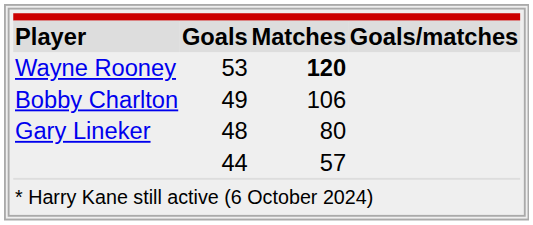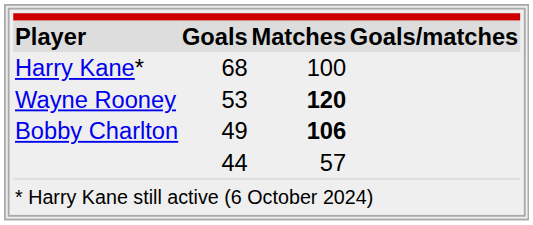+ row: (80, 68)
(326, 99) normal -> (326, 131) bold
- row: (83, 131)
